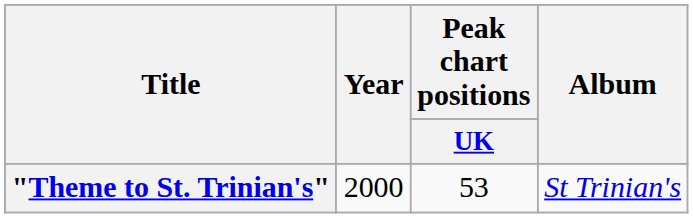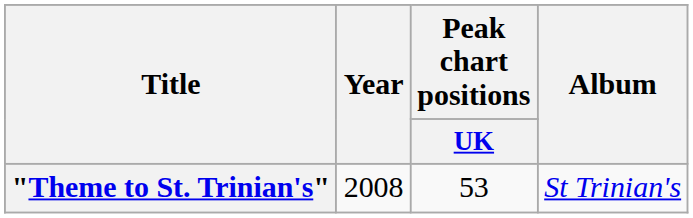(374, 187) 2000 -> (374, 187) 2008
